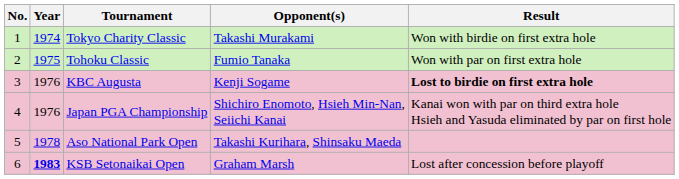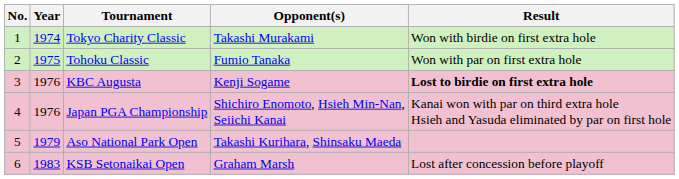(47, 141) 1978 -> (47, 141) 1979
(47, 163) bold -> (47, 163) normal
